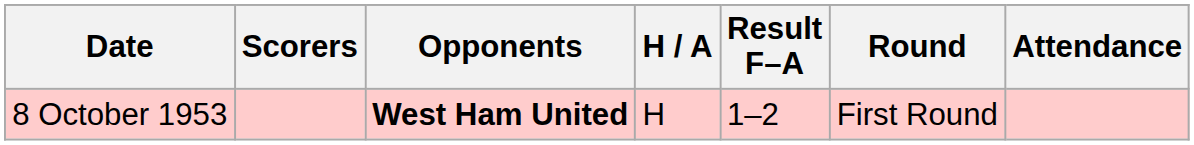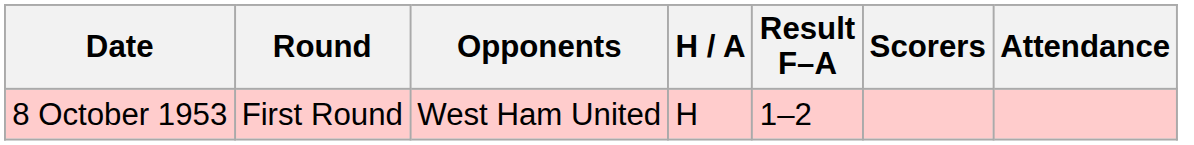columns swapped: (917, 46) <-> (300, 46)
(500, 113) bold -> (539, 113) normal
